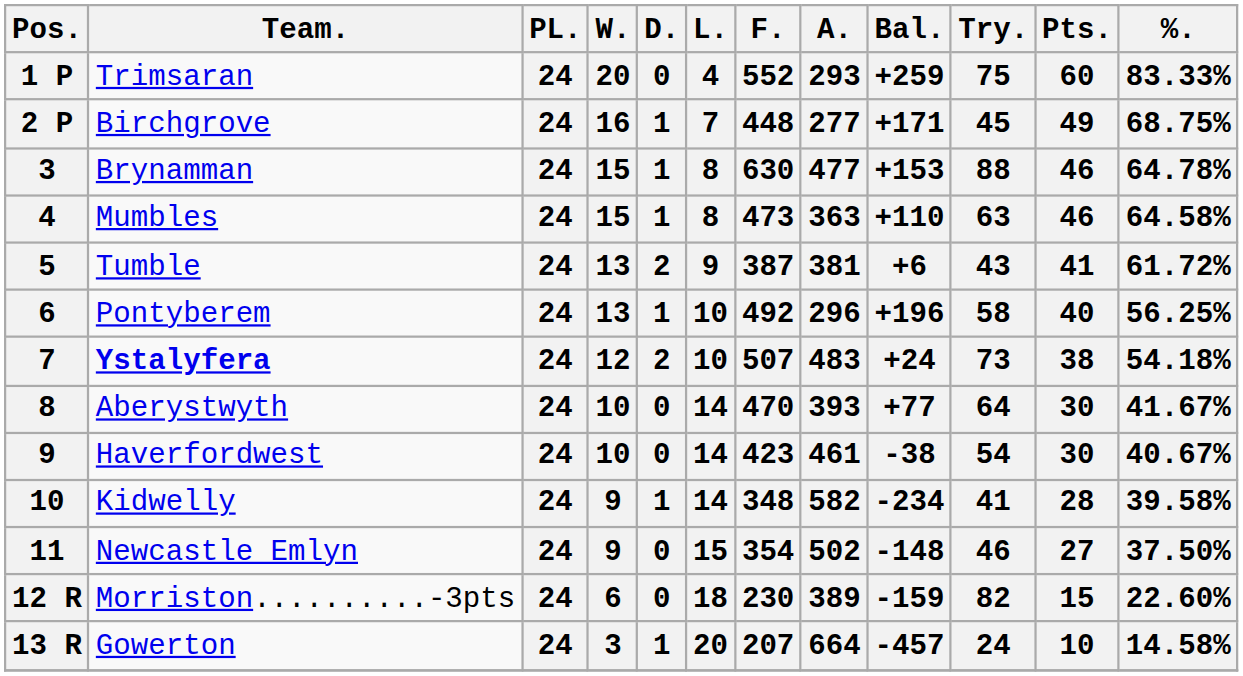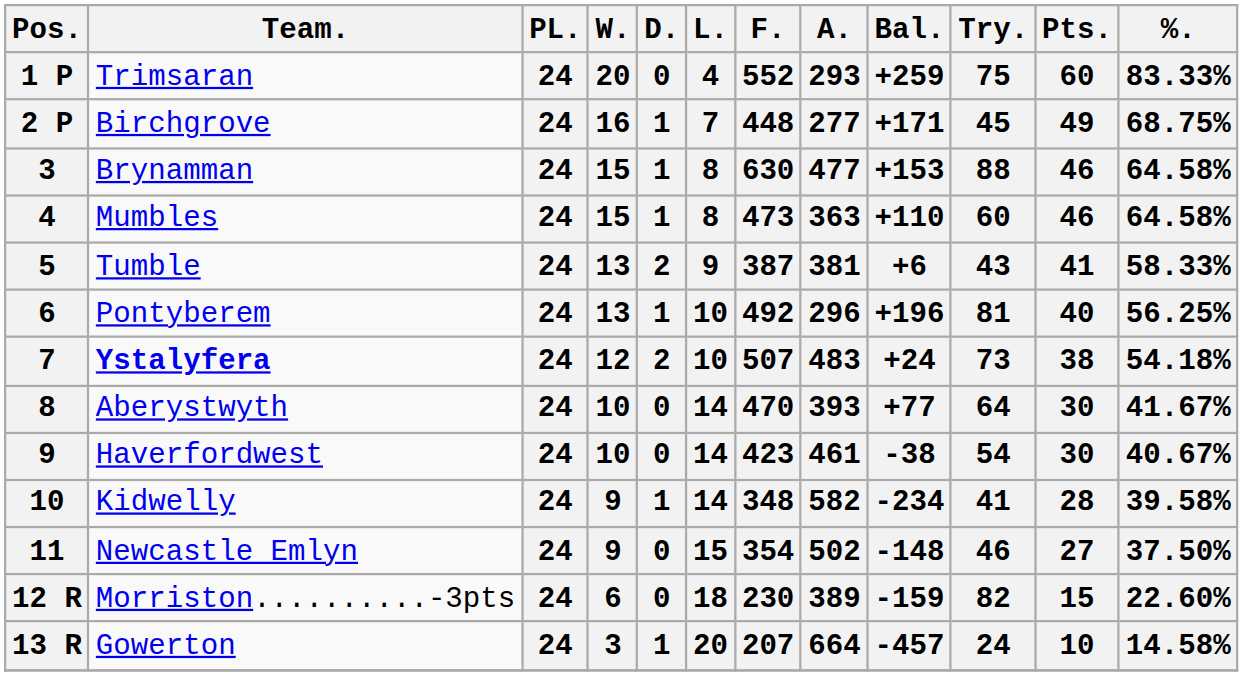(1178, 171) 64.78% -> (1178, 171) 64.58%
(993, 219) 63 -> (993, 219) 60
(1178, 266) 61.72% -> (1178, 266) 58.33%
(993, 314) 58 -> (993, 314) 81
